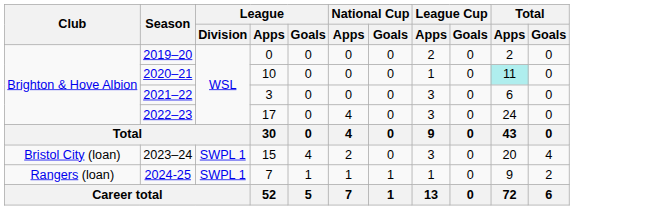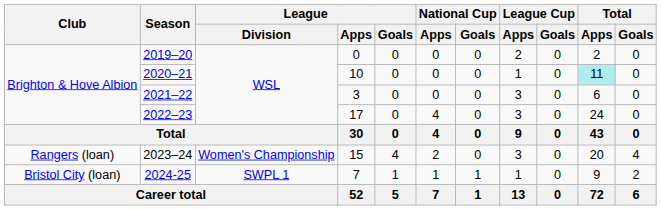(72, 154) Bristol City (loan) -> (72, 154) Rangers (loan)
(223, 154) SWPL 1 -> (266, 154) Women's Championship
(72, 174) Rangers (loan) -> (72, 174) Bristol City (loan)
